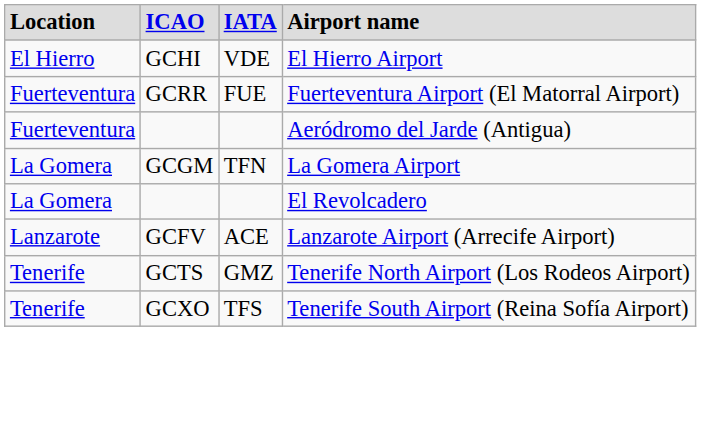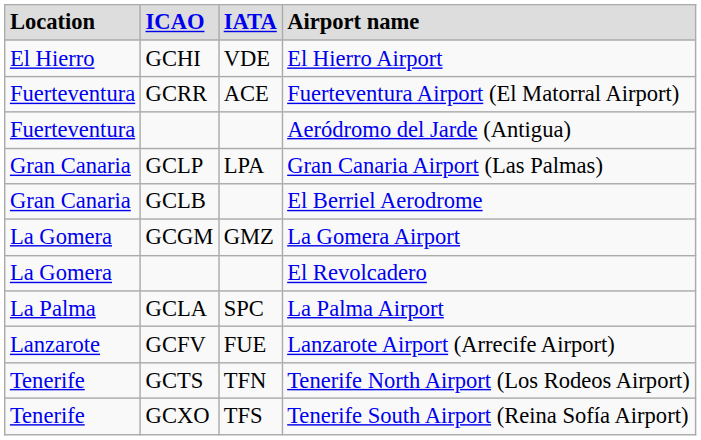(245, 93) FUE -> (246, 93) ACE
+ row: (445, 165)
+ row: (385, 201)
(245, 165) TFN -> (249, 237) GMZ
+ row: (365, 308)
(246, 237) ACE -> (245, 344) FUE
(249, 272) GMZ -> (245, 380) TFN
